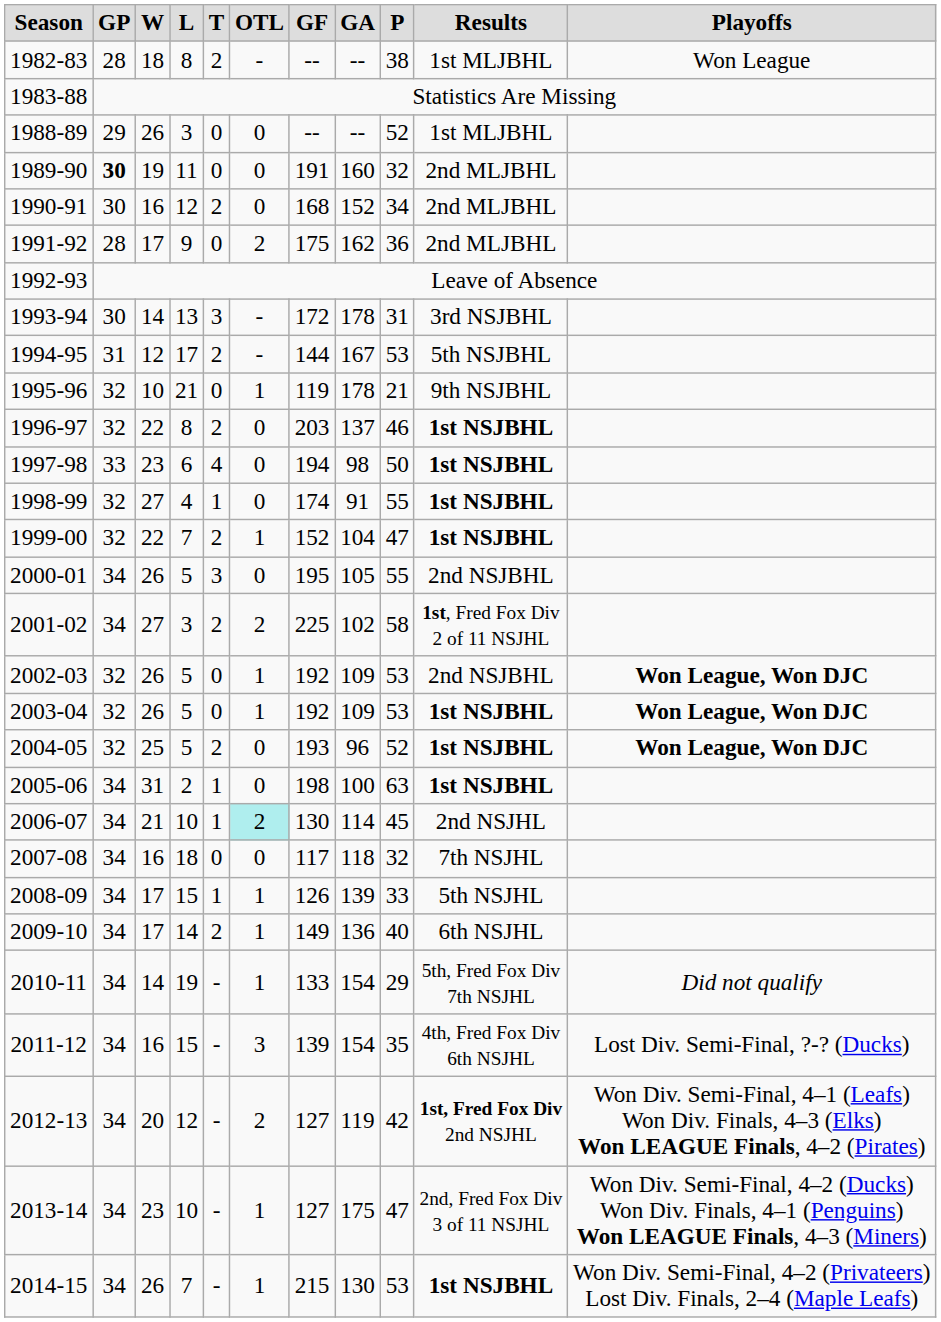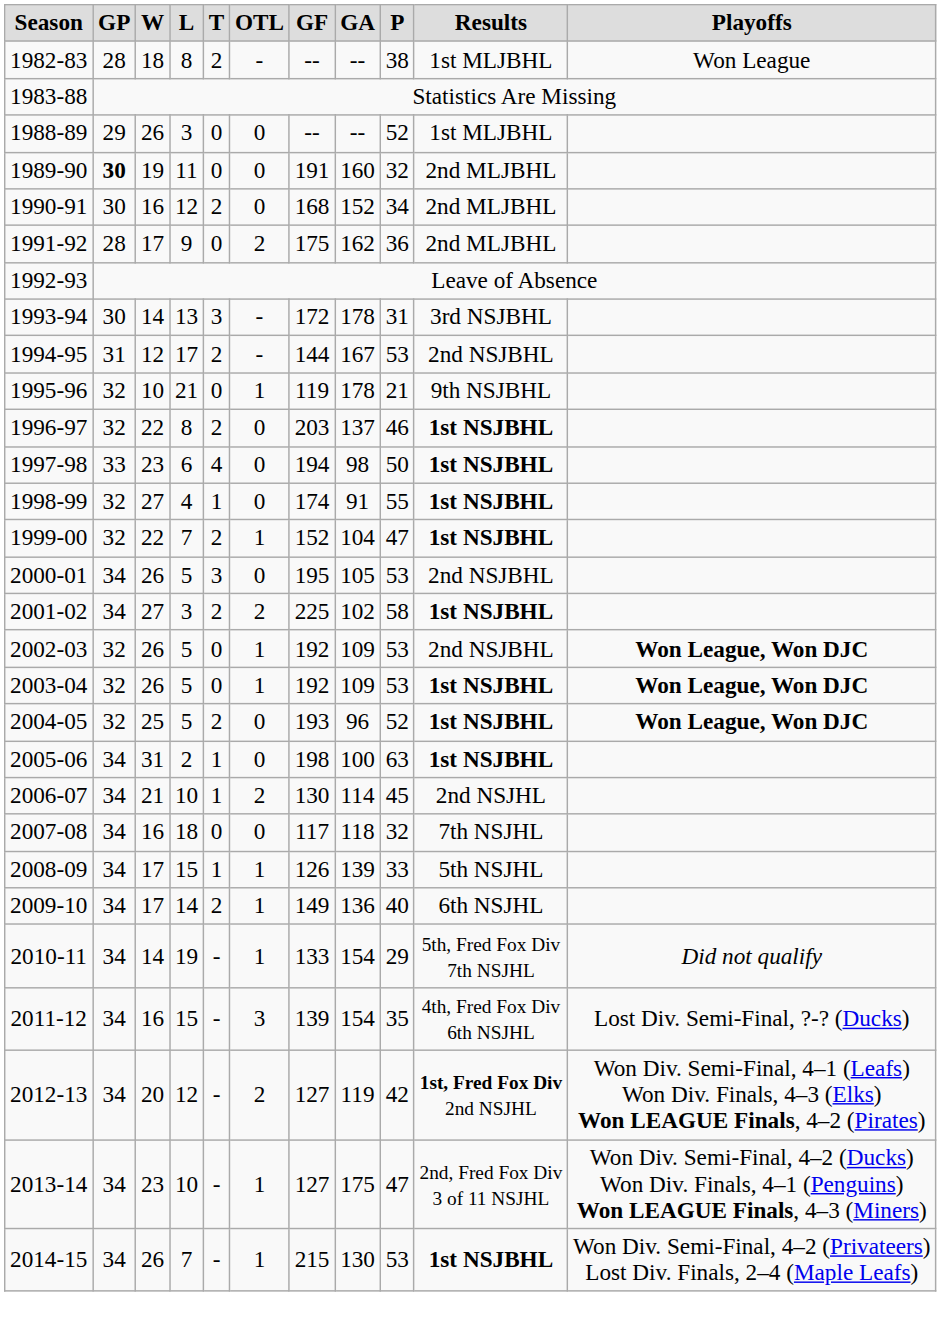(491, 354) 5th NSJBHL -> (491, 354) 2nd NSJBHL
(397, 574) 55 -> (397, 574) 53
(491, 626) 1st, Fred Fox Div 2 of 11 NSJHL -> (491, 611) 1st NSJBHL
(259, 821) paleturquoise background -> (259, 795) no background
